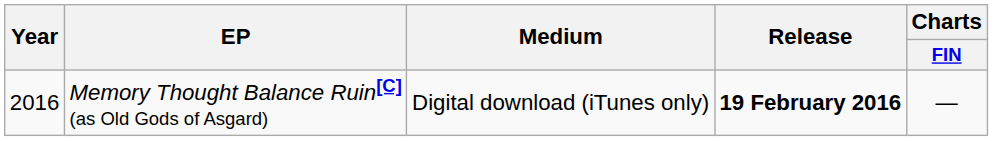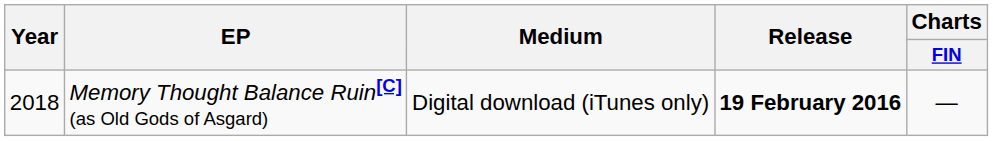(35, 102) 2016 -> (35, 102) 2018
